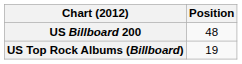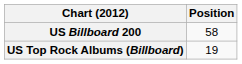(212, 31) 48 -> (212, 31) 58
